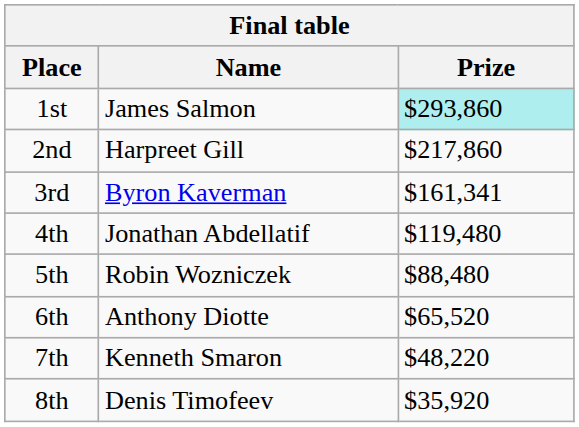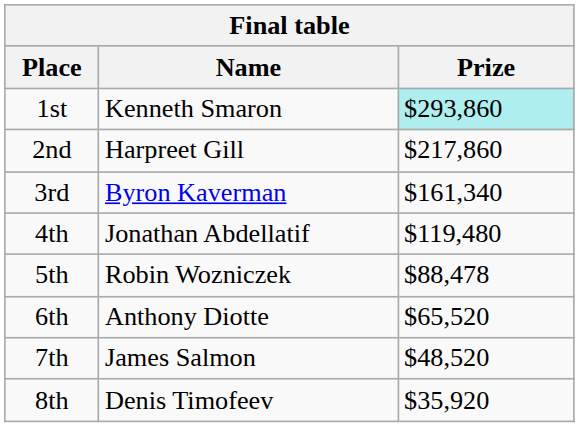(180, 108) James Salmon -> (194, 108) Kenneth Smaron
(453, 191) $161,341 -> (453, 191) $161,340
(447, 274) $88,480 -> (447, 274) $88,478
(194, 358) Kenneth Smaron -> (180, 358) James Salmon
(447, 358) $48,220 -> (447, 358) $48,520
